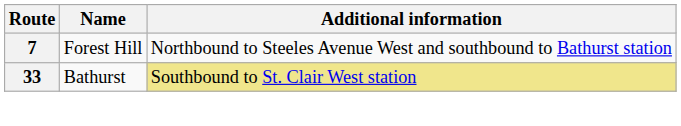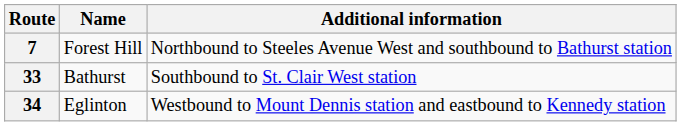(284, 76) khaki background -> (284, 76) no background
+ row: (32, 105)
